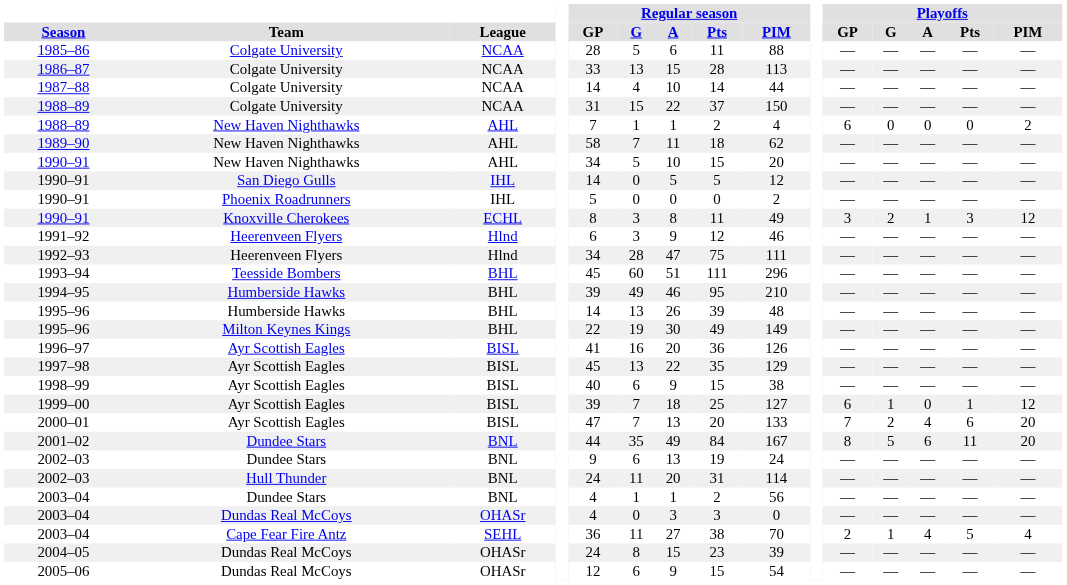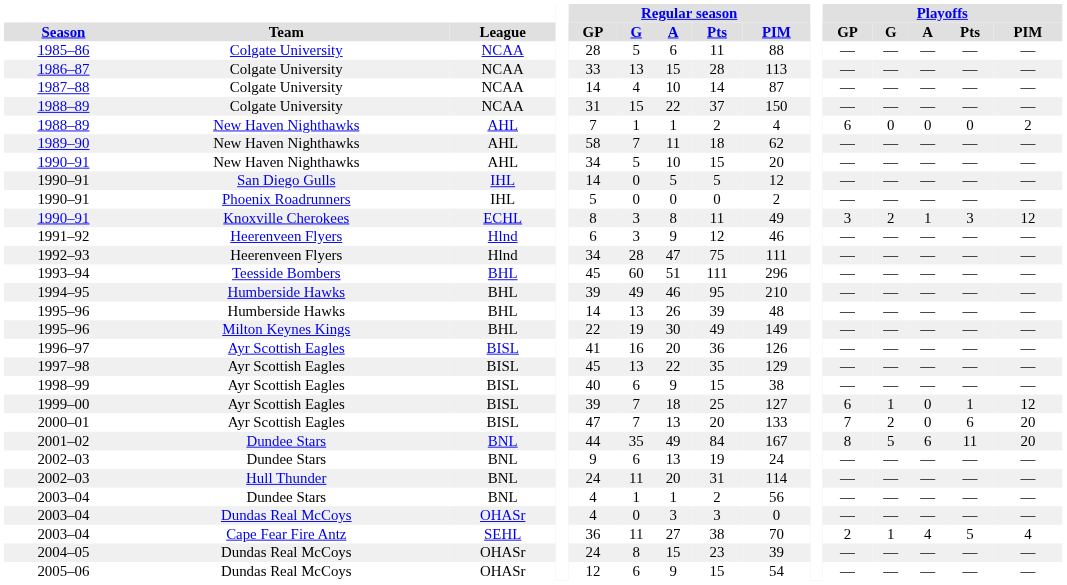(776, 87) 44 -> (776, 87) 87
(928, 422) 4 -> (928, 422) 0
